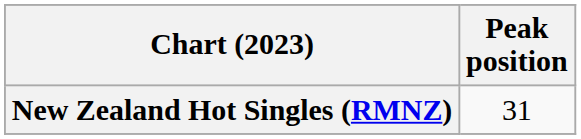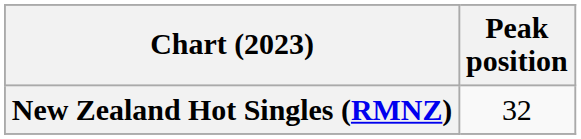(517, 109) 31 -> (517, 109) 32
